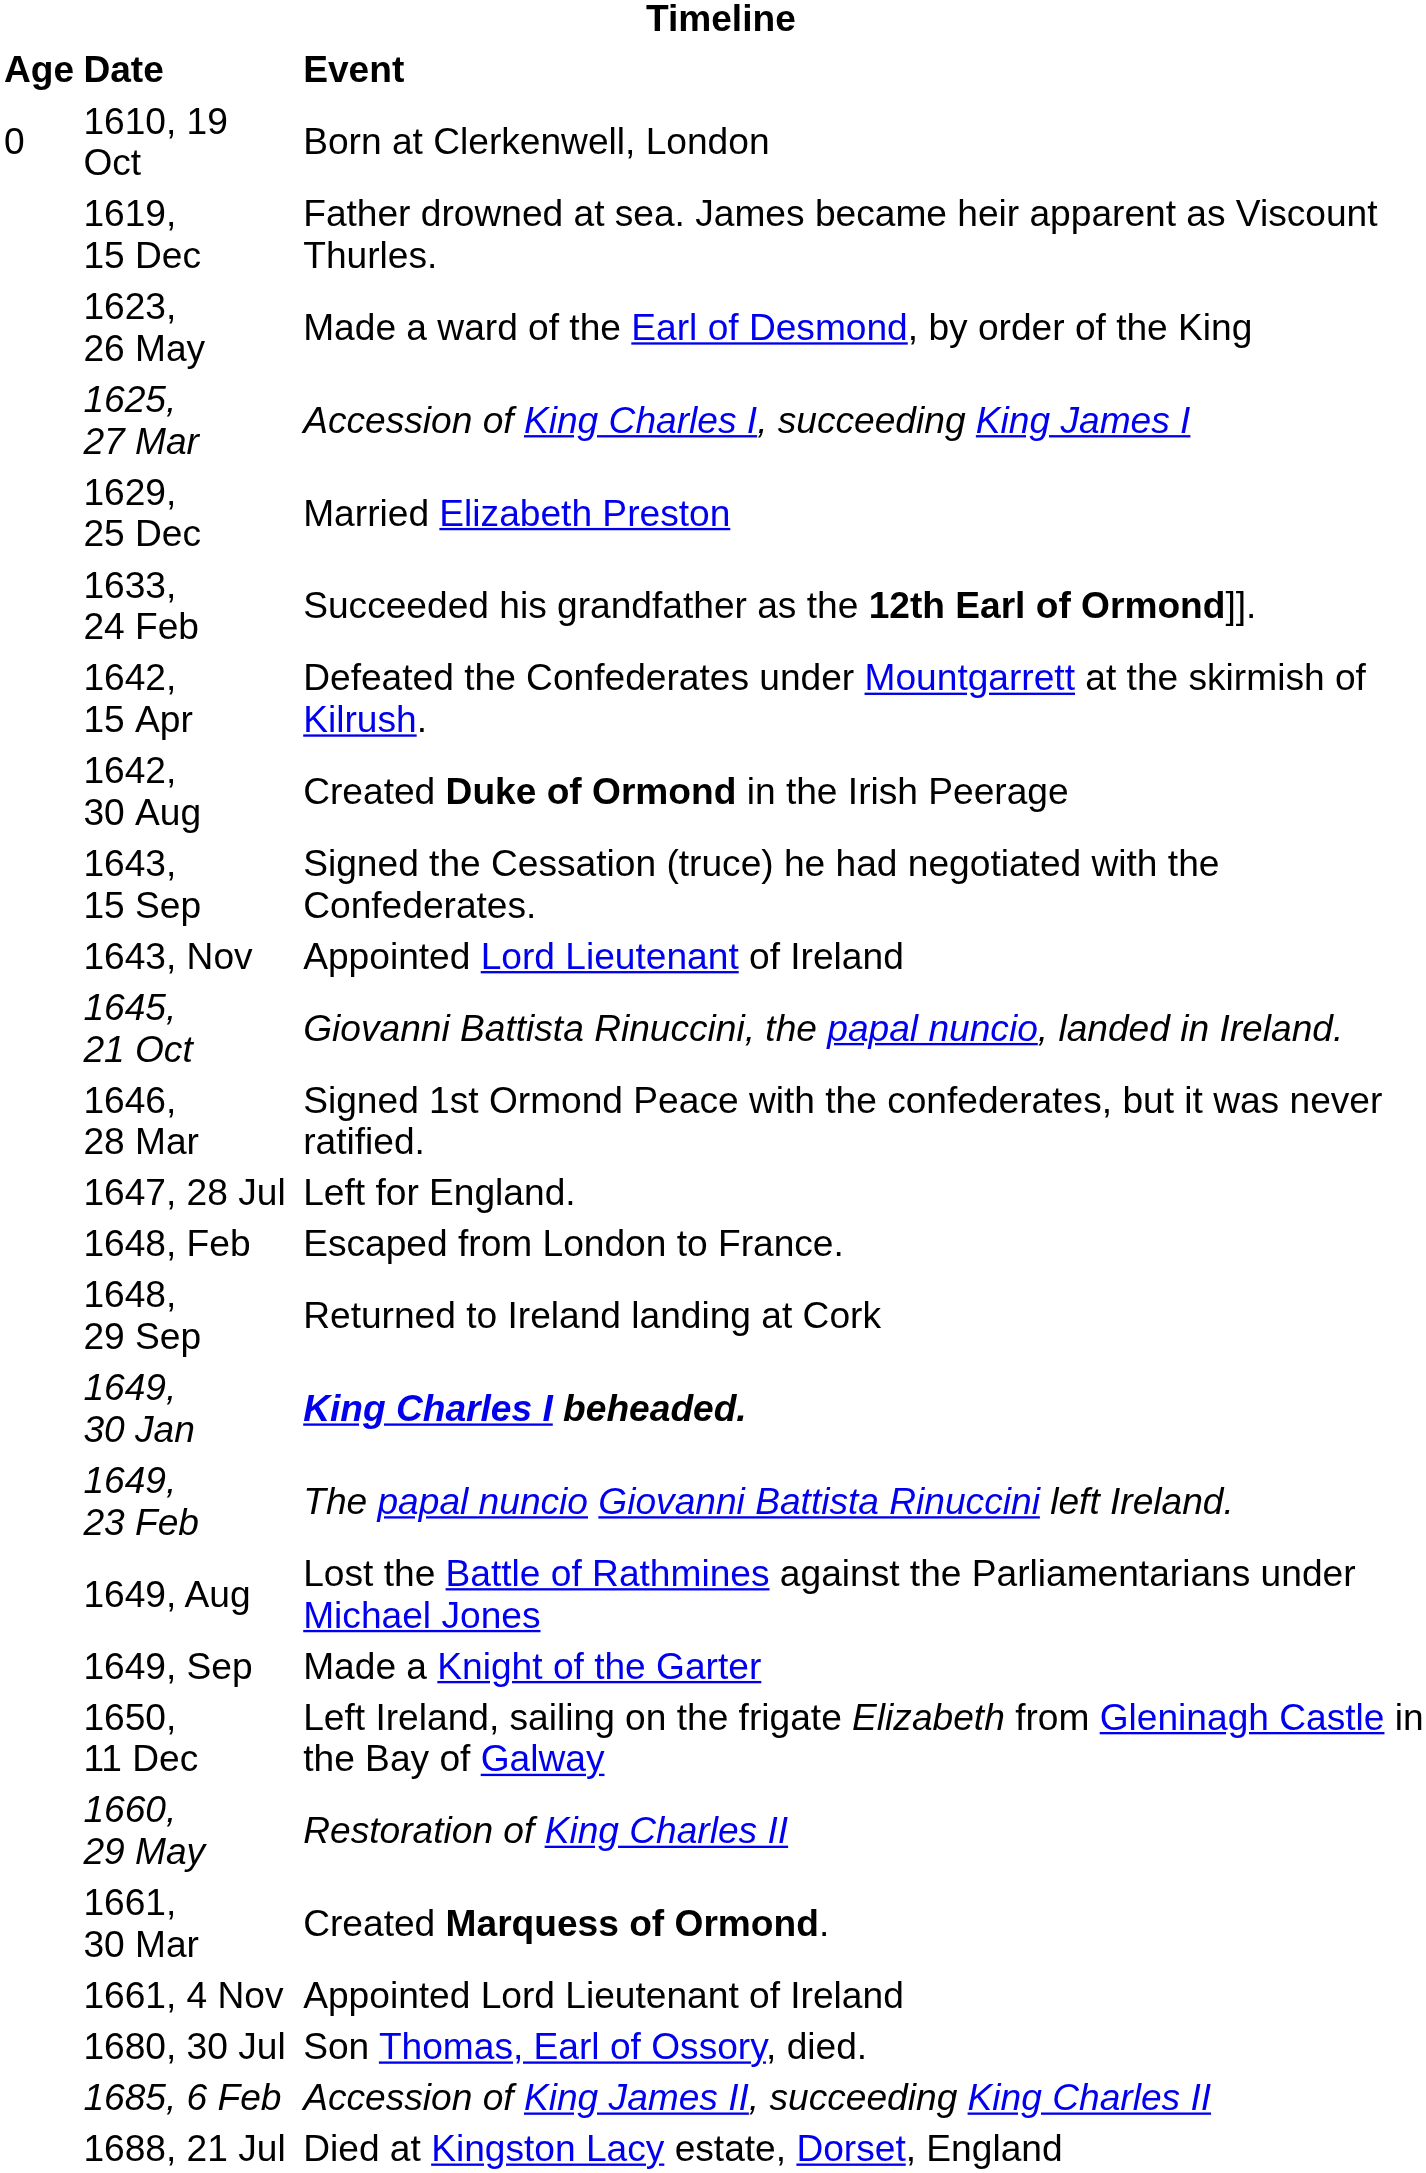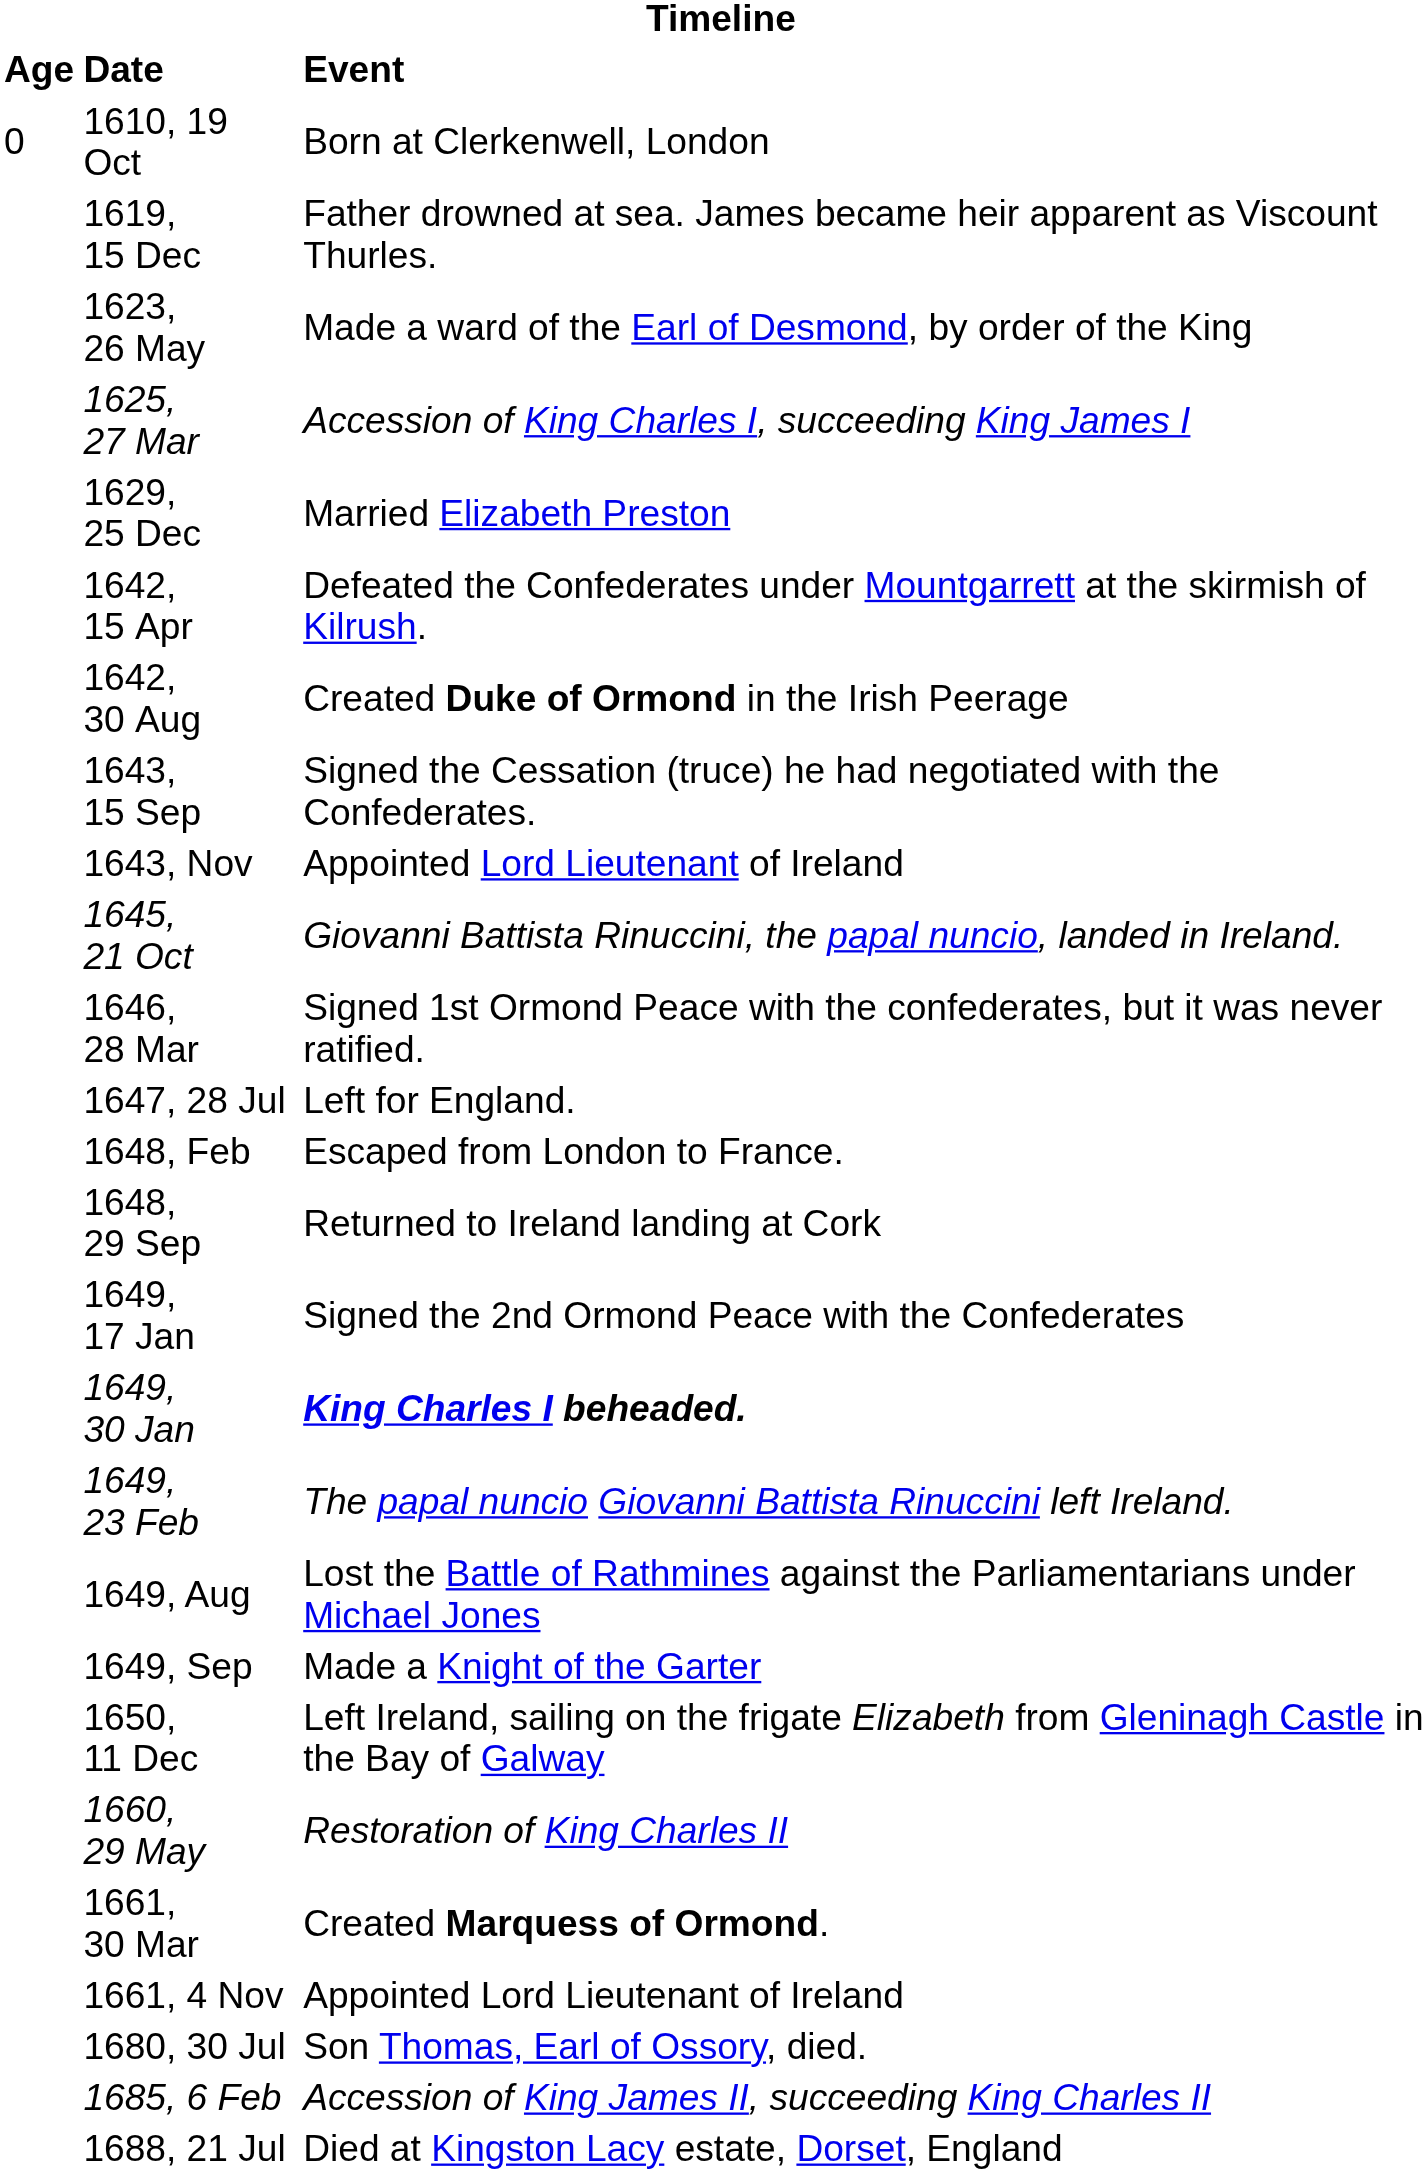- row: (141, 606)
+ row: (139, 1316)
